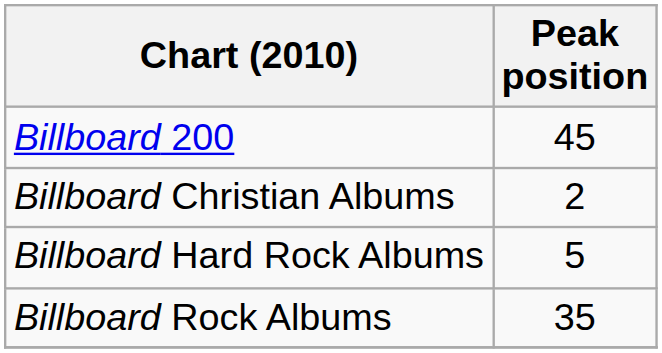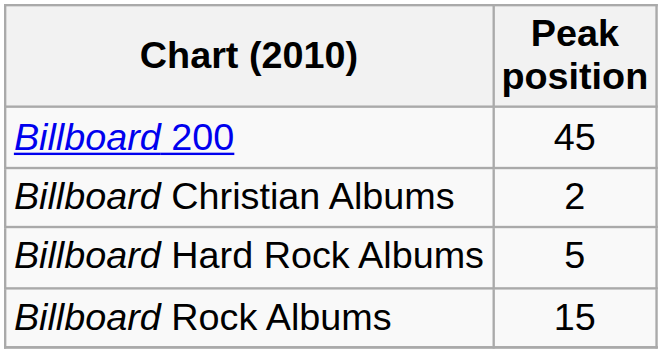(575, 316) 35 -> (575, 316) 15
